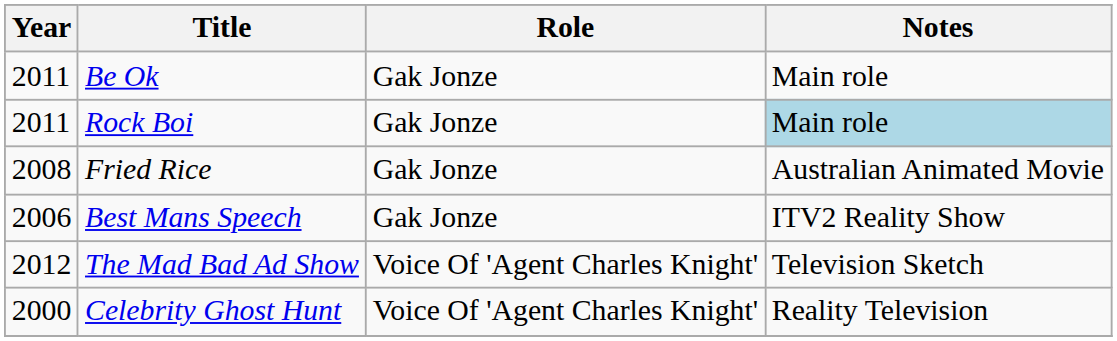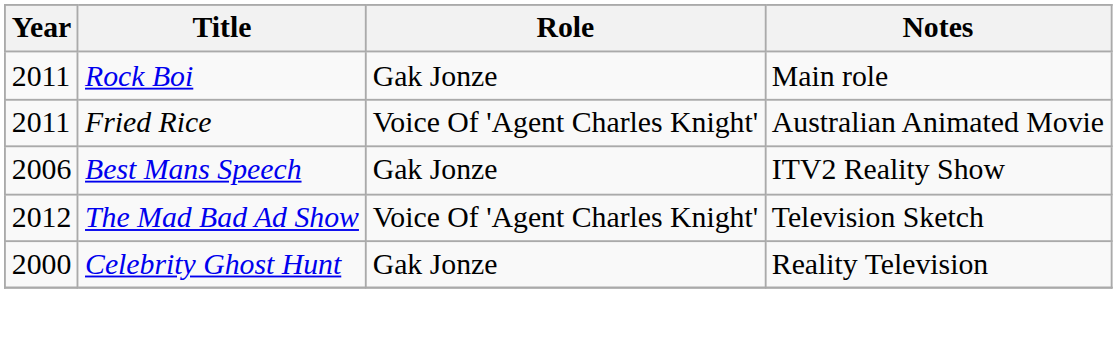- row: (122, 75)
(830, 122) lightblue background -> (830, 75) no background
(42, 169) 2008 -> (41, 122) 2011
(435, 169) Gak Jonze -> (565, 122) Voice Of 'Agent Charles Knight'
(565, 311) Voice Of 'Agent Charles Knight' -> (435, 264) Gak Jonze
